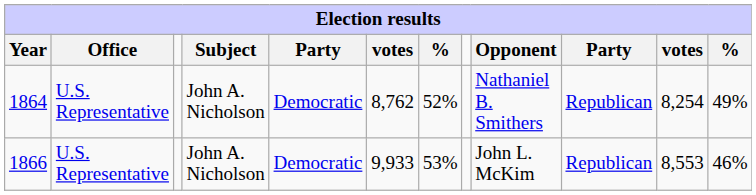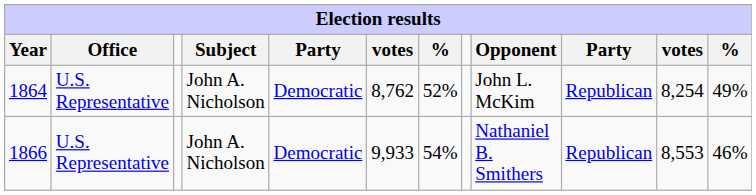(512, 101) Nathaniel B. Smithers -> (505, 90) John L. McKim
(440, 163) 53% -> (440, 153) 54%
(505, 163) John L. McKim -> (512, 153) Nathaniel B. Smithers
